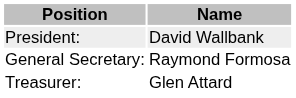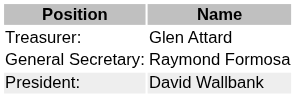rows swapped: (43, 37) <-> (43, 83)
